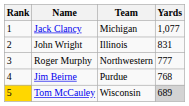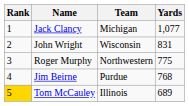(114, 45) Illinois -> (120, 45) Wisconsin
(165, 61) 777 -> (165, 61) 775
(120, 93) Wisconsin -> (114, 93) Illinois
(165, 93) lightgrey background -> (165, 93) no background
